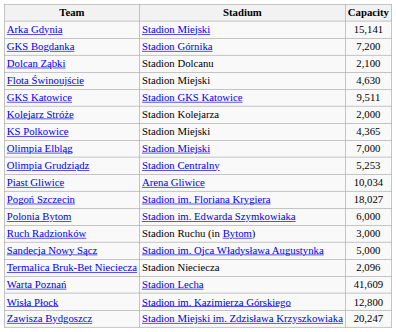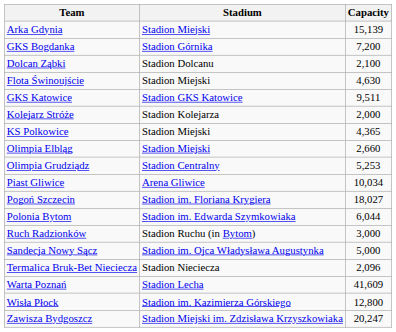(368, 30) 15,141 -> (368, 30) 15,139
(368, 149) 7,000 -> (368, 149) 2,660
(368, 217) 6,000 -> (368, 217) 6,044
